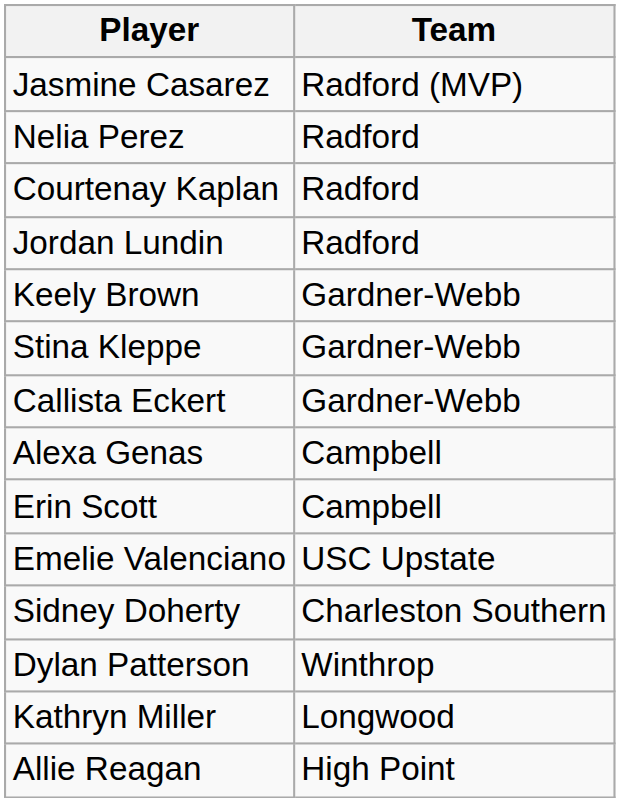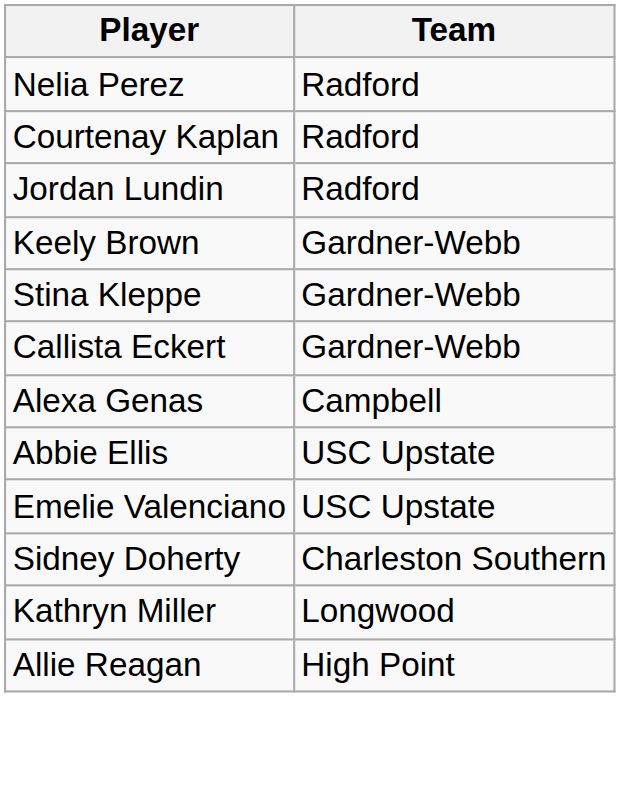- row: (141, 83)
- row: (85, 505)
+ row: (90, 453)
- row: (131, 664)
